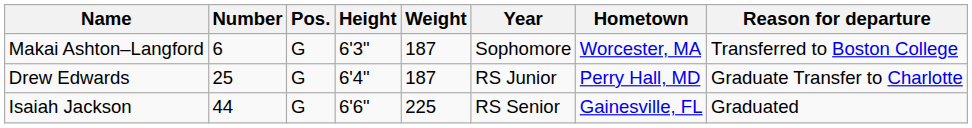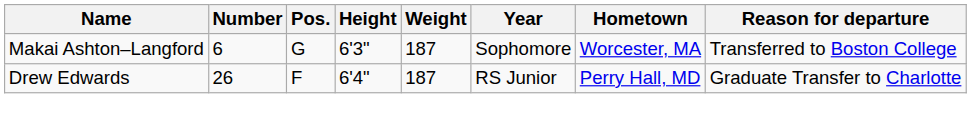(223, 78) 25 -> (223, 78) 26
(298, 78) G -> (297, 78) F
- row: (70, 107)
